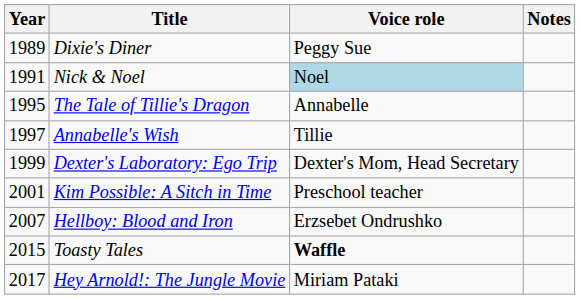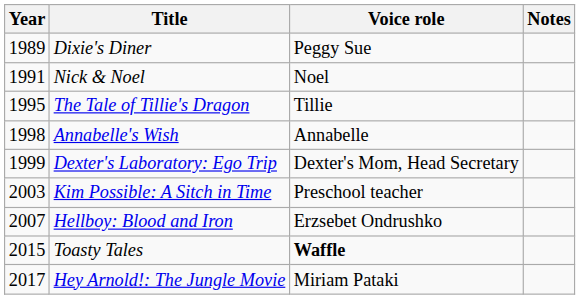(311, 76) lightblue background -> (311, 76) no background
(331, 105) Annabelle -> (313, 105) Tillie
(27, 134) 1997 -> (27, 134) 1998
(313, 134) Tillie -> (331, 134) Annabelle
(27, 192) 2001 -> (27, 192) 2003
